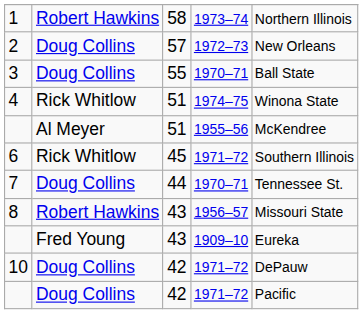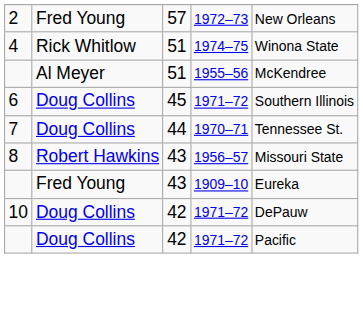- row: (13, 18)
(85, 45) Doug Collins -> (81, 18) Fred Young
- row: (13, 73)
(86, 156) Rick Whitlow -> (85, 101) Doug Collins
